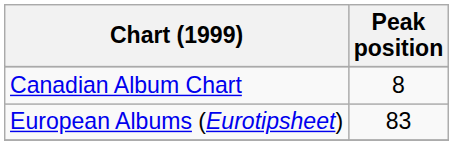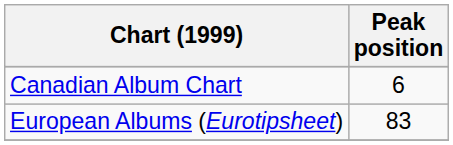(398, 85) 8 -> (398, 85) 6
